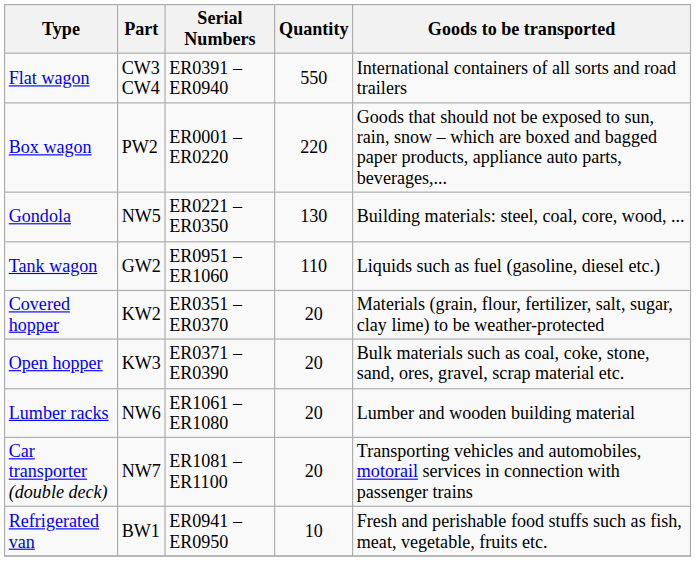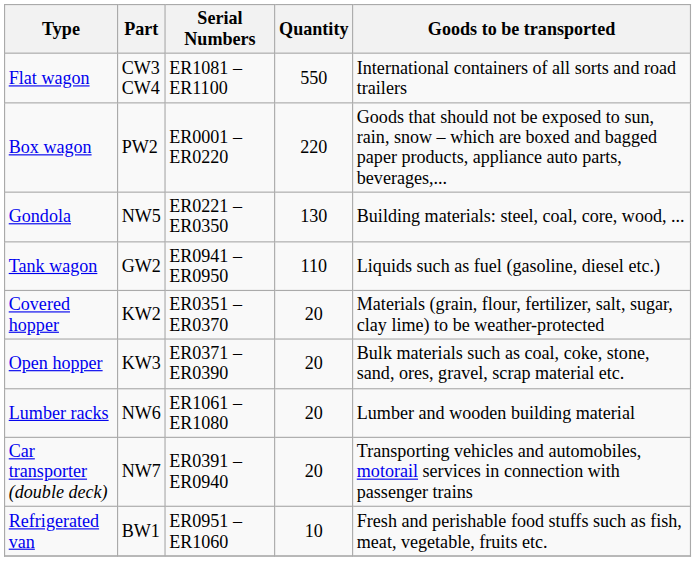(206, 78) ER0391 – ER0940 -> (206, 78) ER1081 – ER1100
(206, 265) ER0951 – ER1060 -> (206, 265) ER0941 – ER0950
(206, 471) ER1081 – ER1100 -> (206, 471) ER0391 – ER0940
(206, 531) ER0941 – ER0950 -> (206, 531) ER0951 – ER1060
